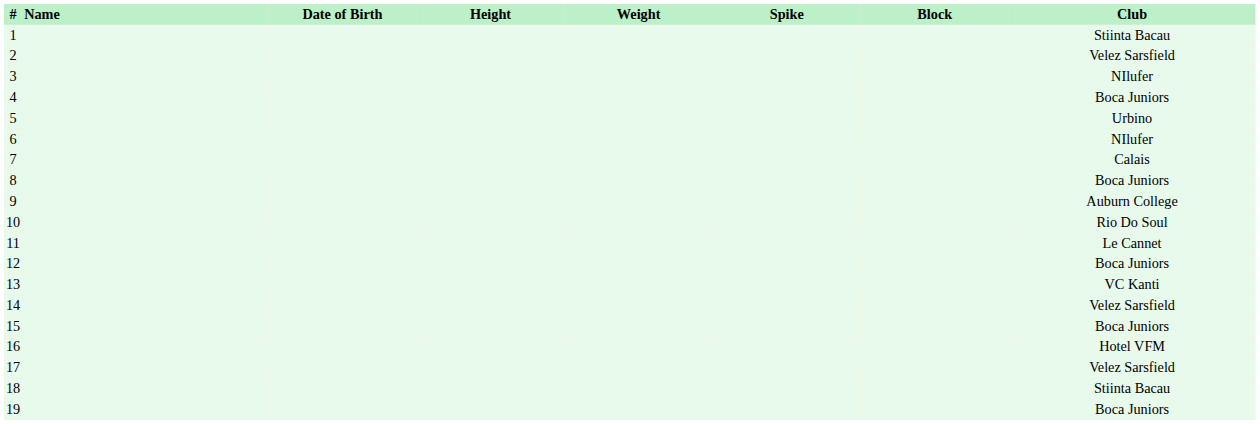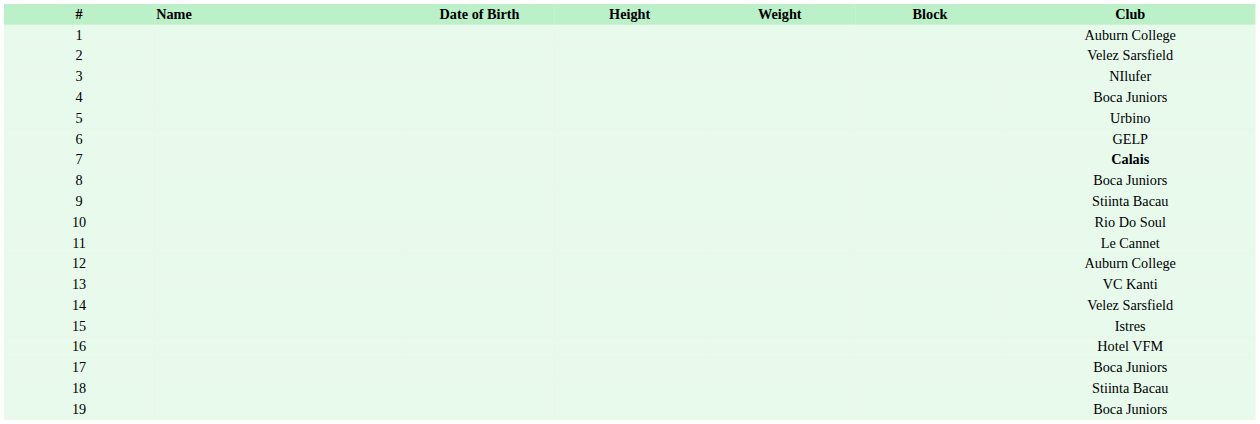- column: (787, 14)
(1132, 35) Stiinta Bacau -> (1130, 35) Auburn College
(1132, 139) NIlufer -> (1130, 139) GELP
(1132, 159) normal -> (1130, 159) bold
(1132, 201) Auburn College -> (1130, 201) Stiinta Bacau
(1132, 263) Boca Juniors -> (1130, 263) Auburn College
(1132, 326) Boca Juniors -> (1130, 326) Istres
(1132, 367) Velez Sarsfield -> (1130, 367) Boca Juniors
